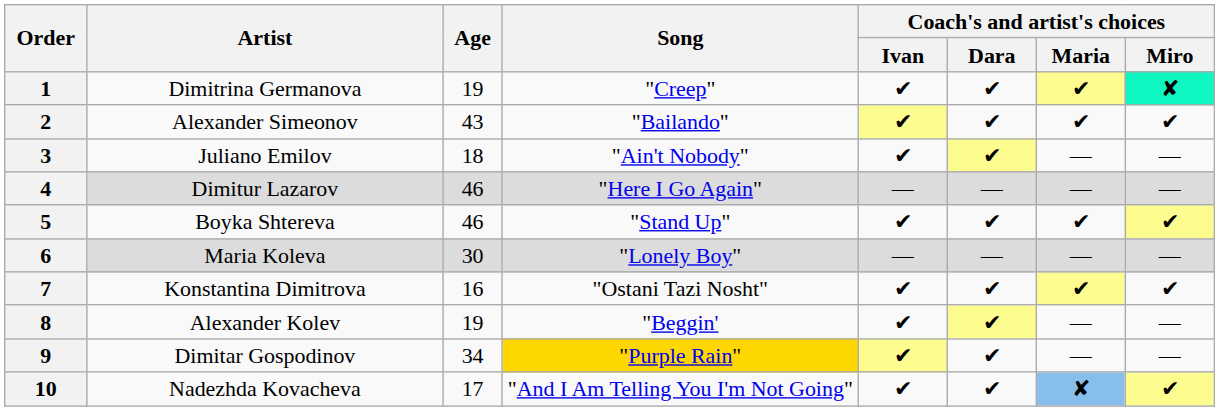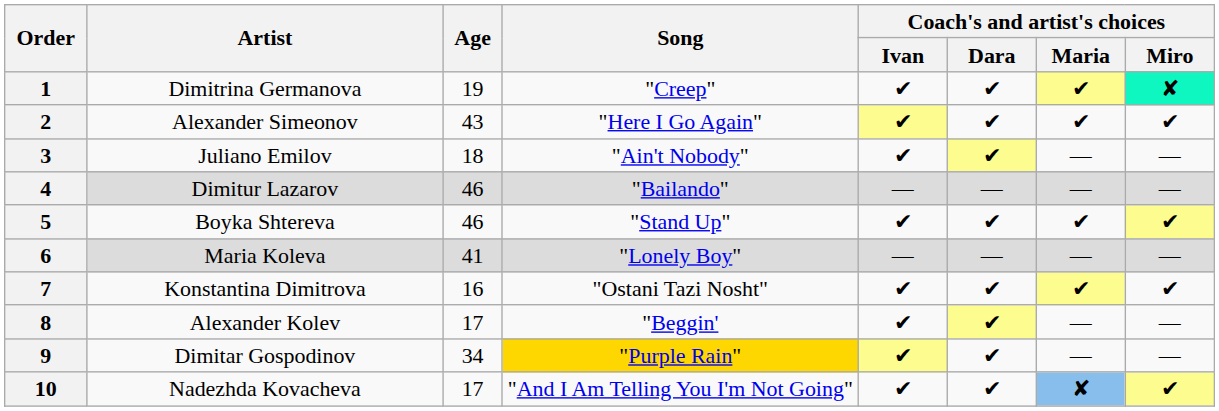(680, 122) "Bailando" -> (680, 122) "Here I Go Again"
(680, 188) "Here I Go Again" -> (680, 188) "Bailando"
(473, 255) 30 -> (473, 255) 41
(473, 322) 19 -> (473, 322) 17
